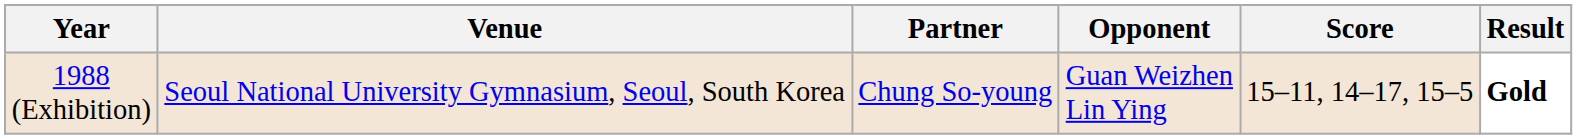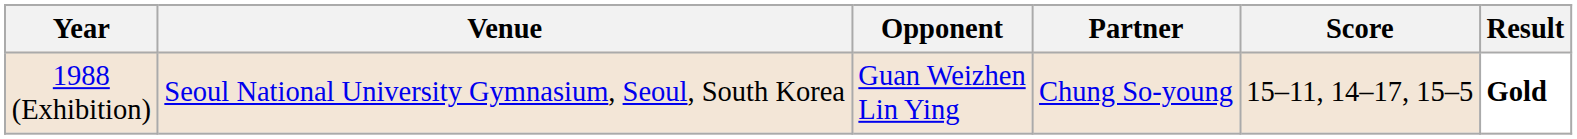columns swapped: (955, 28) <-> (1149, 28)
